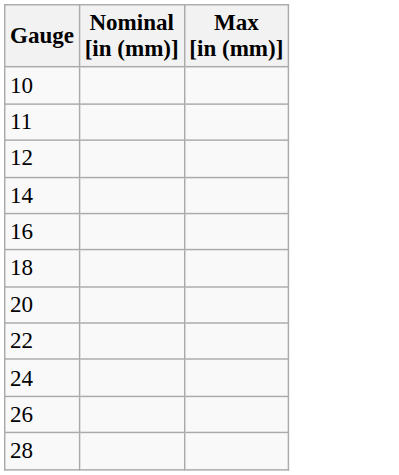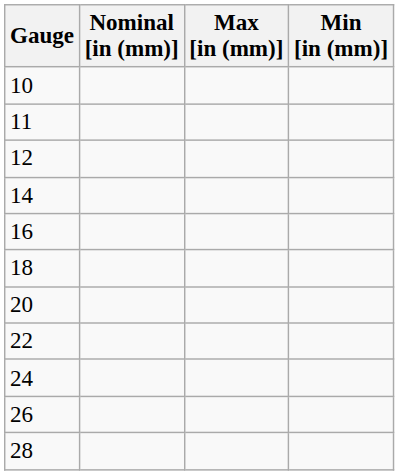+ column: (341, 35)
